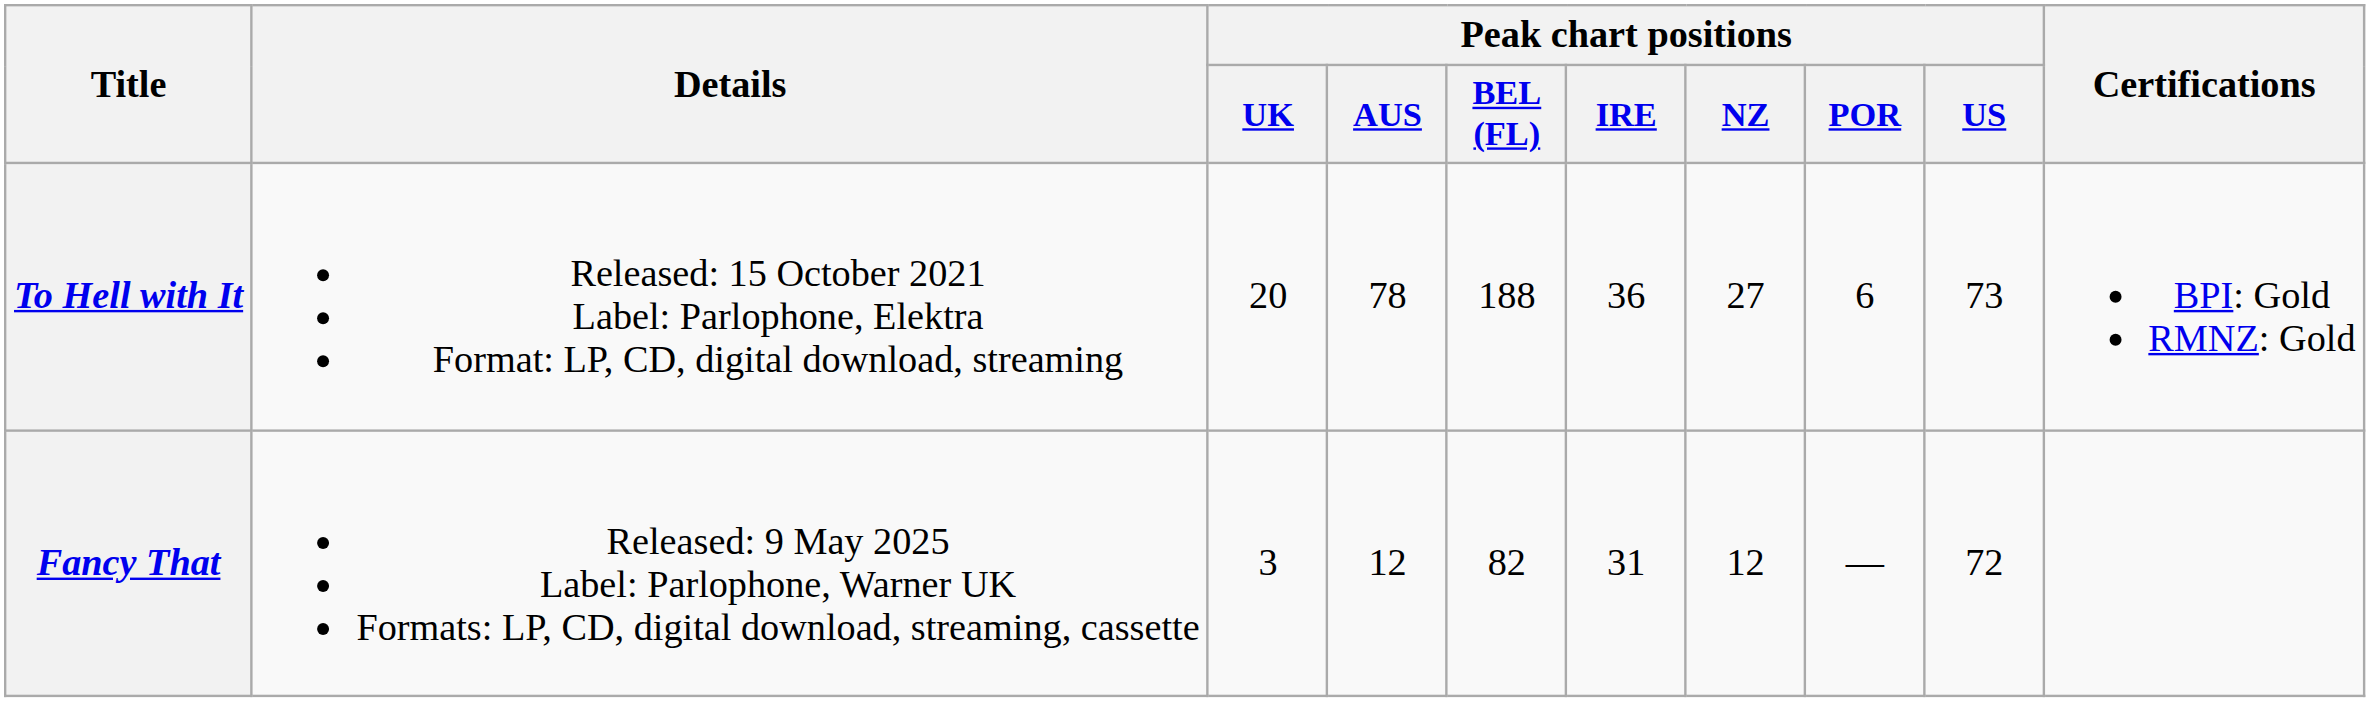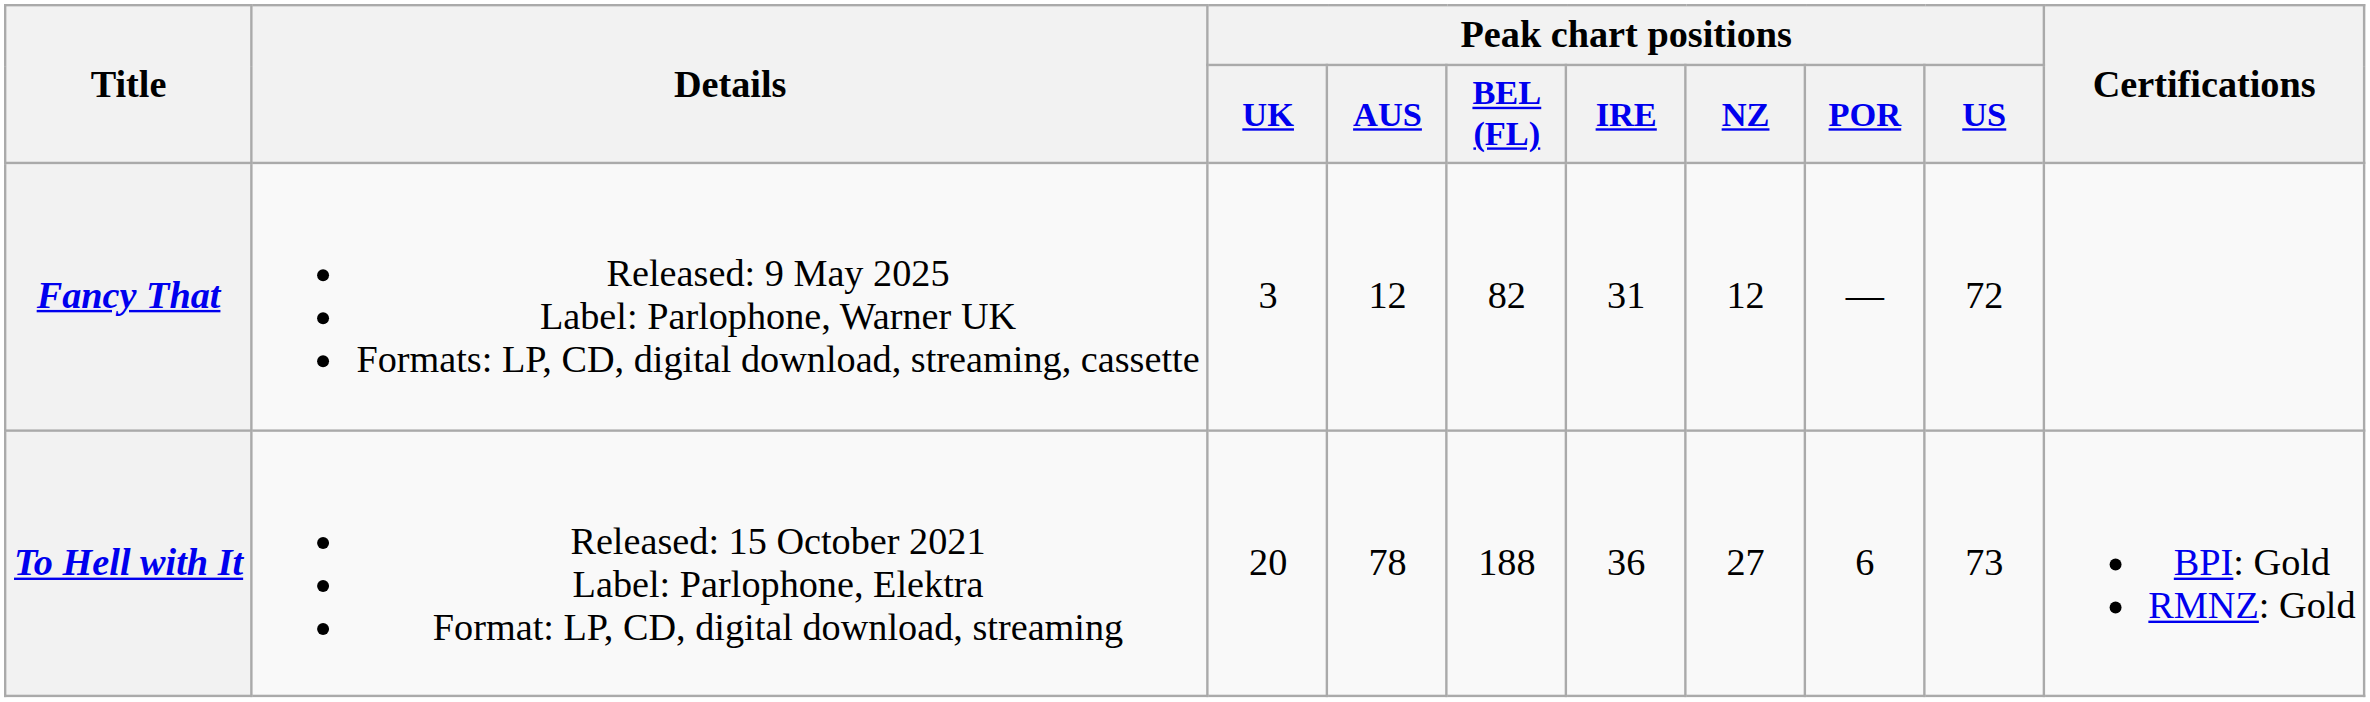rows swapped: (129, 295) <-> (129, 561)
